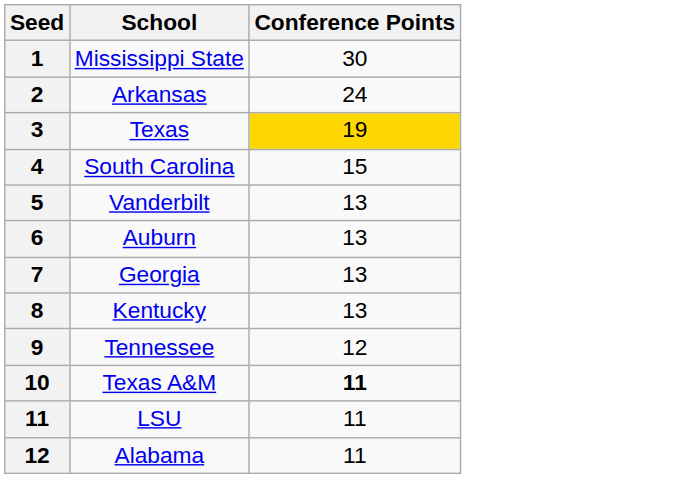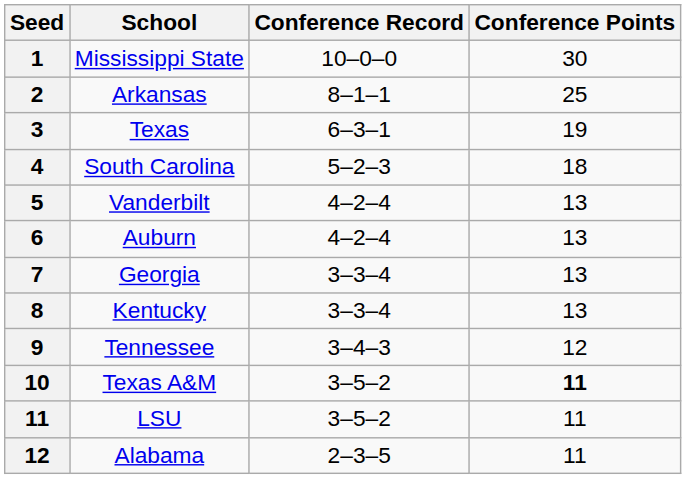+ column: (359, 22)
(355, 94) 24 -> (575, 94) 25
(355, 130) gold background -> (575, 130) no background
(355, 166) 15 -> (575, 166) 18
